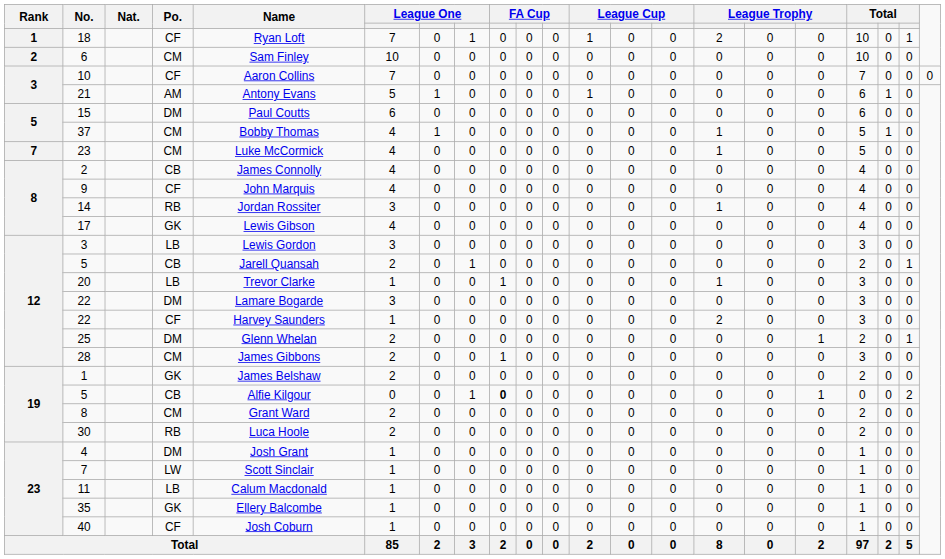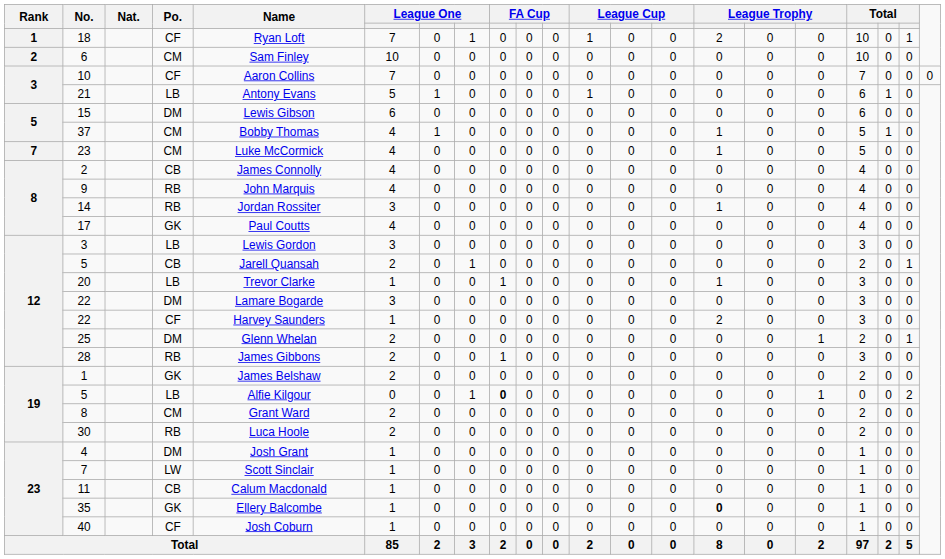(173, 95) AM -> (173, 95) LB
(279, 113) Paul Coutts -> (279, 113) Lewis Gibson
(173, 188) CF -> (173, 188) RB
(279, 226) Lewis Gibson -> (279, 226) Paul Coutts
(173, 357) CM -> (173, 357) RB
(173, 395) CB -> (173, 395) LB
(173, 489) LB -> (173, 489) CB
(719, 507) normal -> (719, 507) bold
